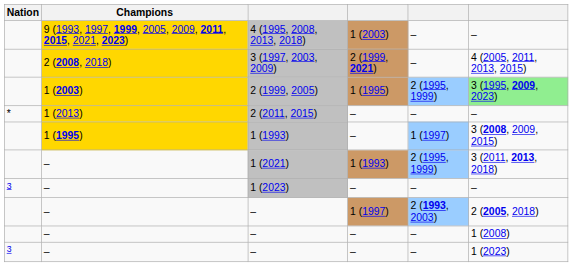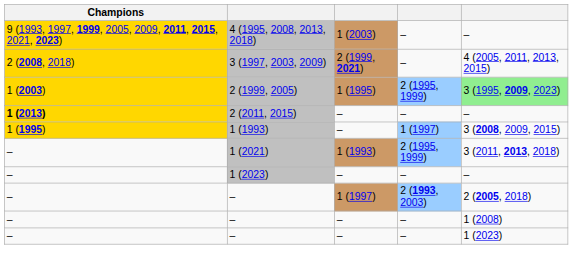- column: (23, 12)
(63, 113) normal -> (26, 113) bold
